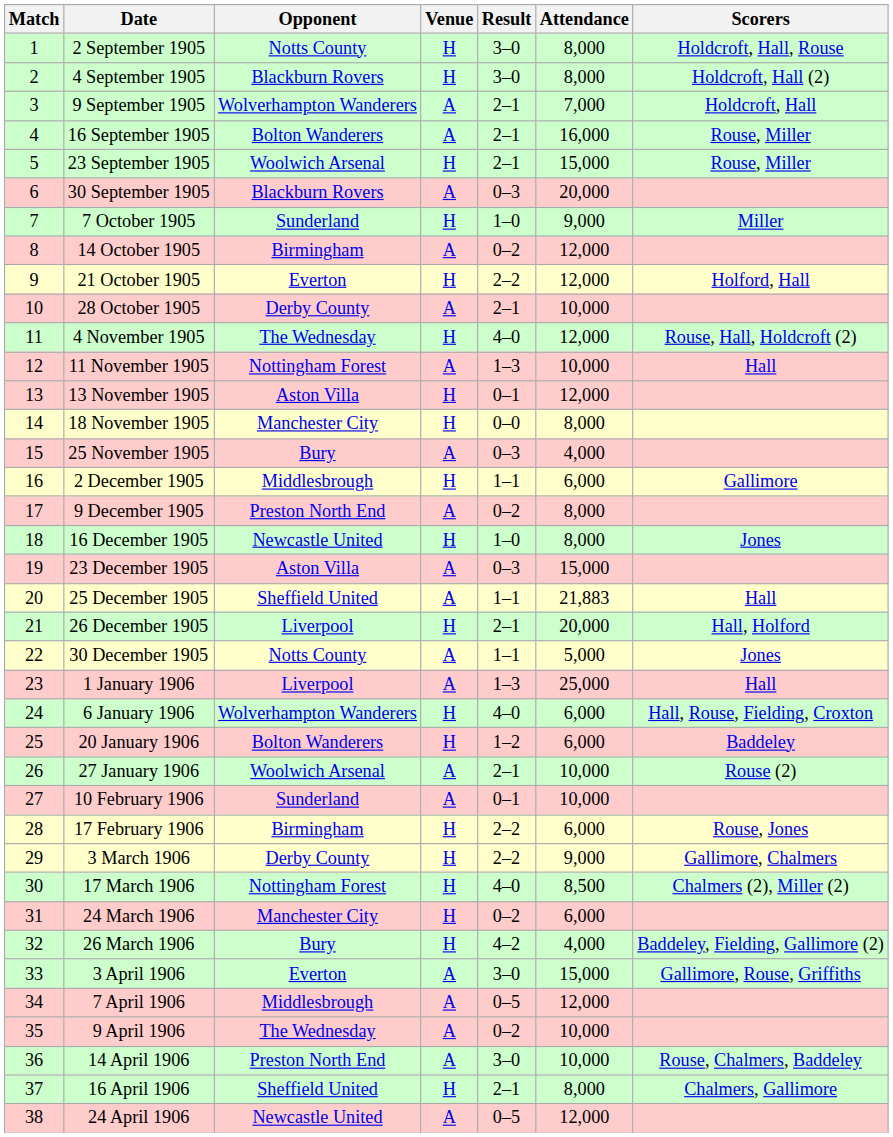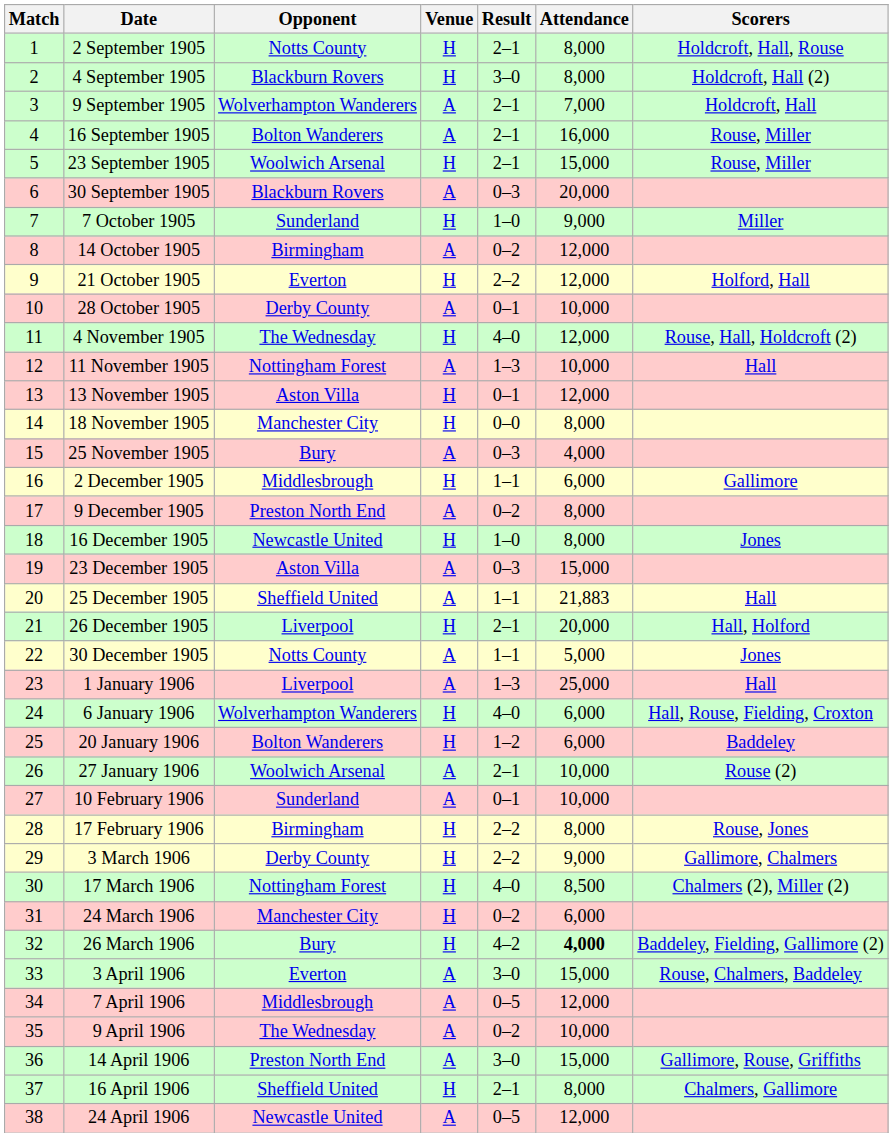(507, 47) 3–0 -> (507, 47) 2–1
(507, 308) 2–1 -> (507, 308) 0–1
(584, 828) 6,000 -> (584, 828) 8,000
(584, 944) normal -> (584, 944) bold
(761, 973) Gallimore, Rouse, Griffiths -> (761, 973) Rouse, Chalmers, Baddeley
(584, 1060) 10,000 -> (584, 1060) 15,000
(761, 1060) Rouse, Chalmers, Baddeley -> (761, 1060) Gallimore, Rouse, Griffiths
